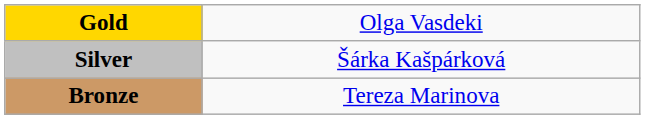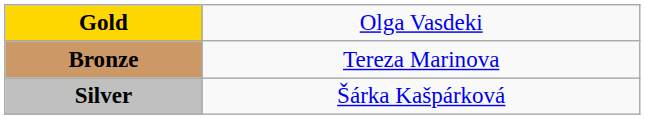rows swapped: (103, 59) <-> (103, 95)
